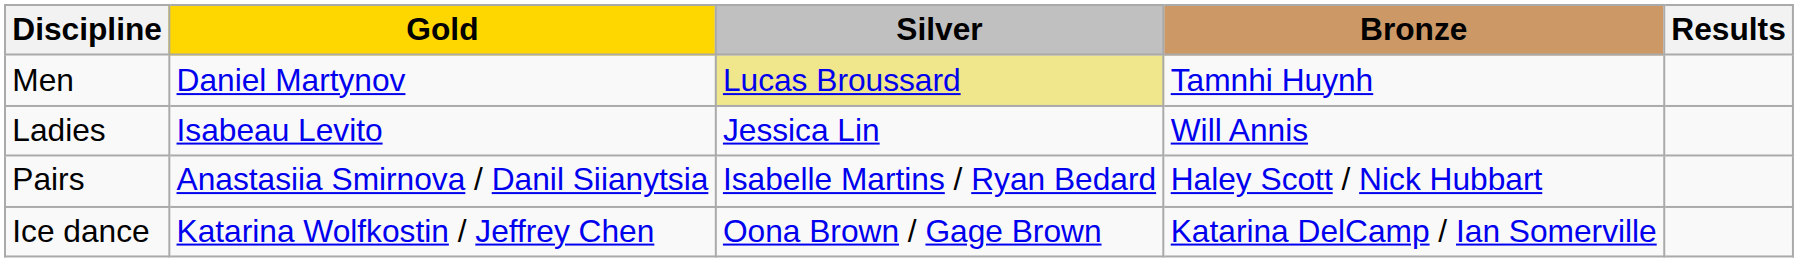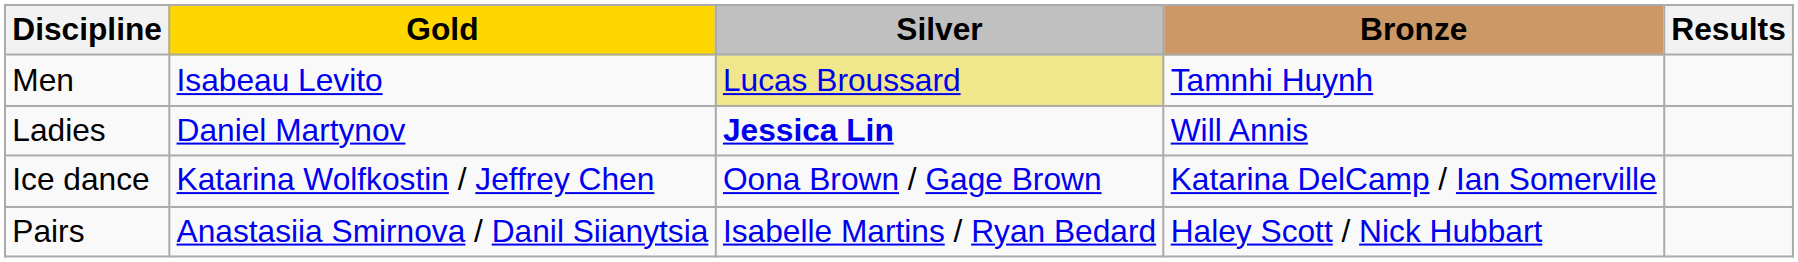(291, 79) Daniel Martynov -> (280, 79) Isabeau Levito
(280, 130) Isabeau Levito -> (291, 130) Daniel Martynov
(801, 130) normal -> (808, 130) bold
rows swapped: (48, 180) <-> (81, 230)
